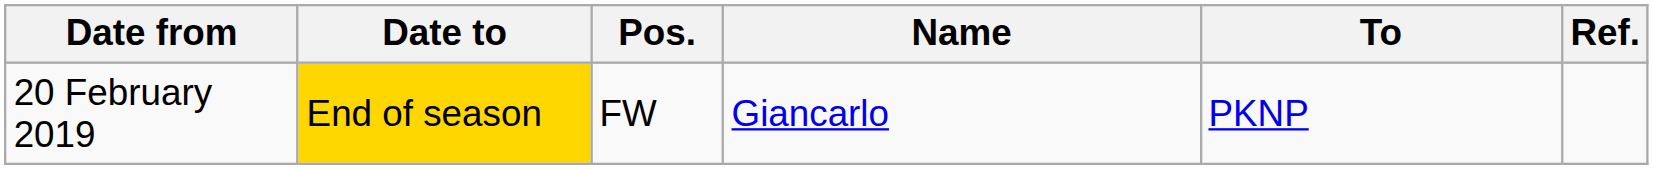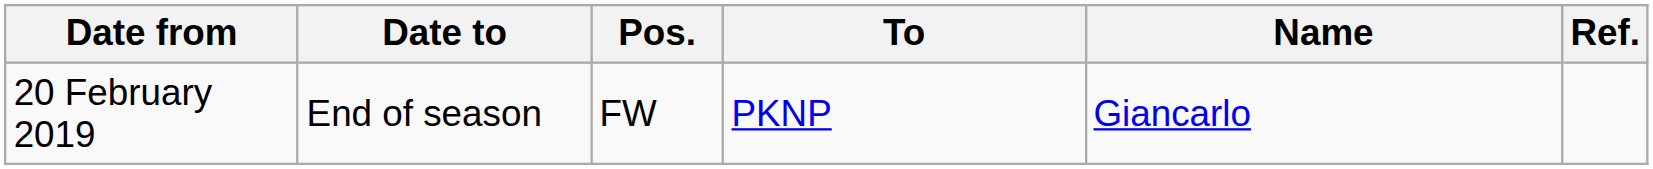columns swapped: (962, 33) <-> (1381, 33)
(424, 112) gold background -> (424, 112) no background
